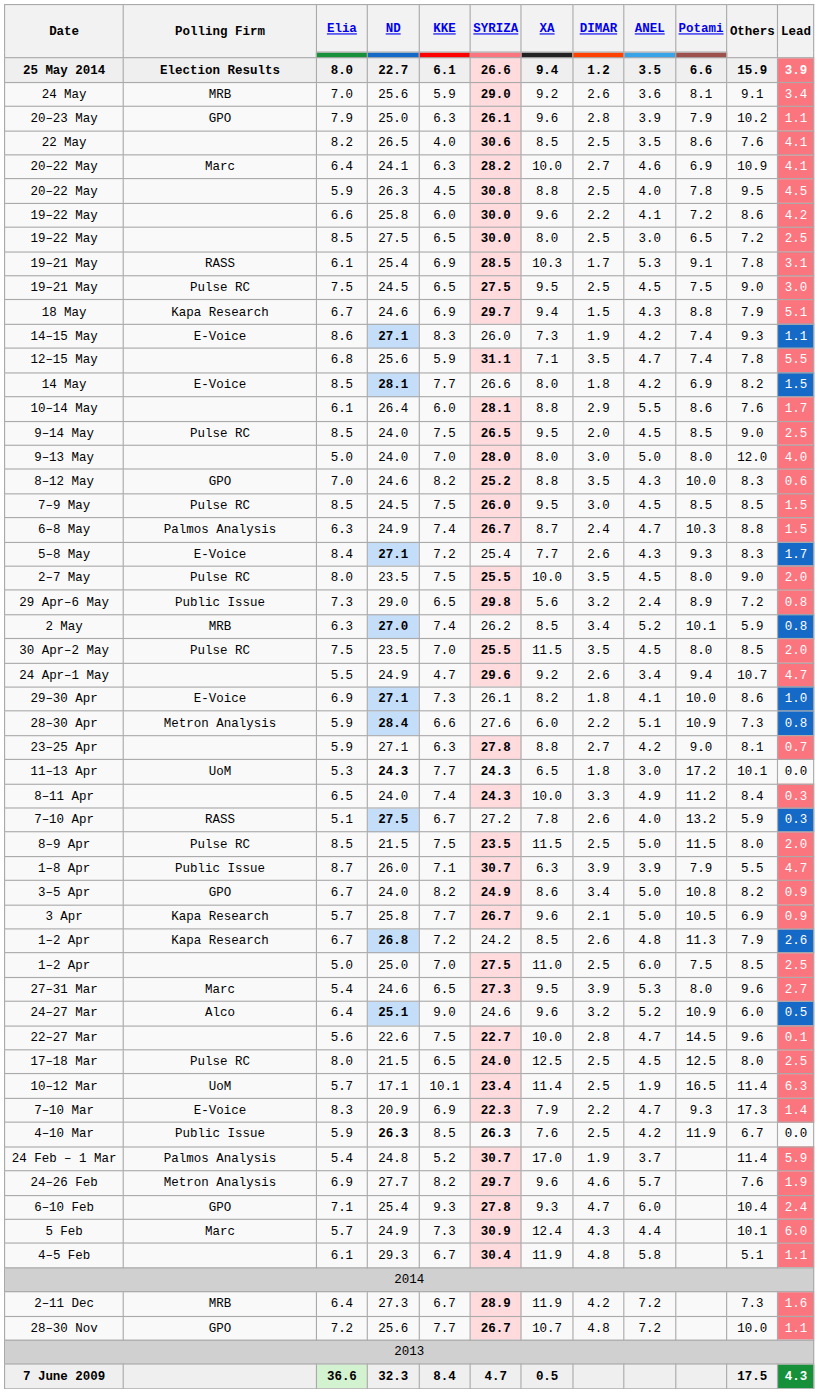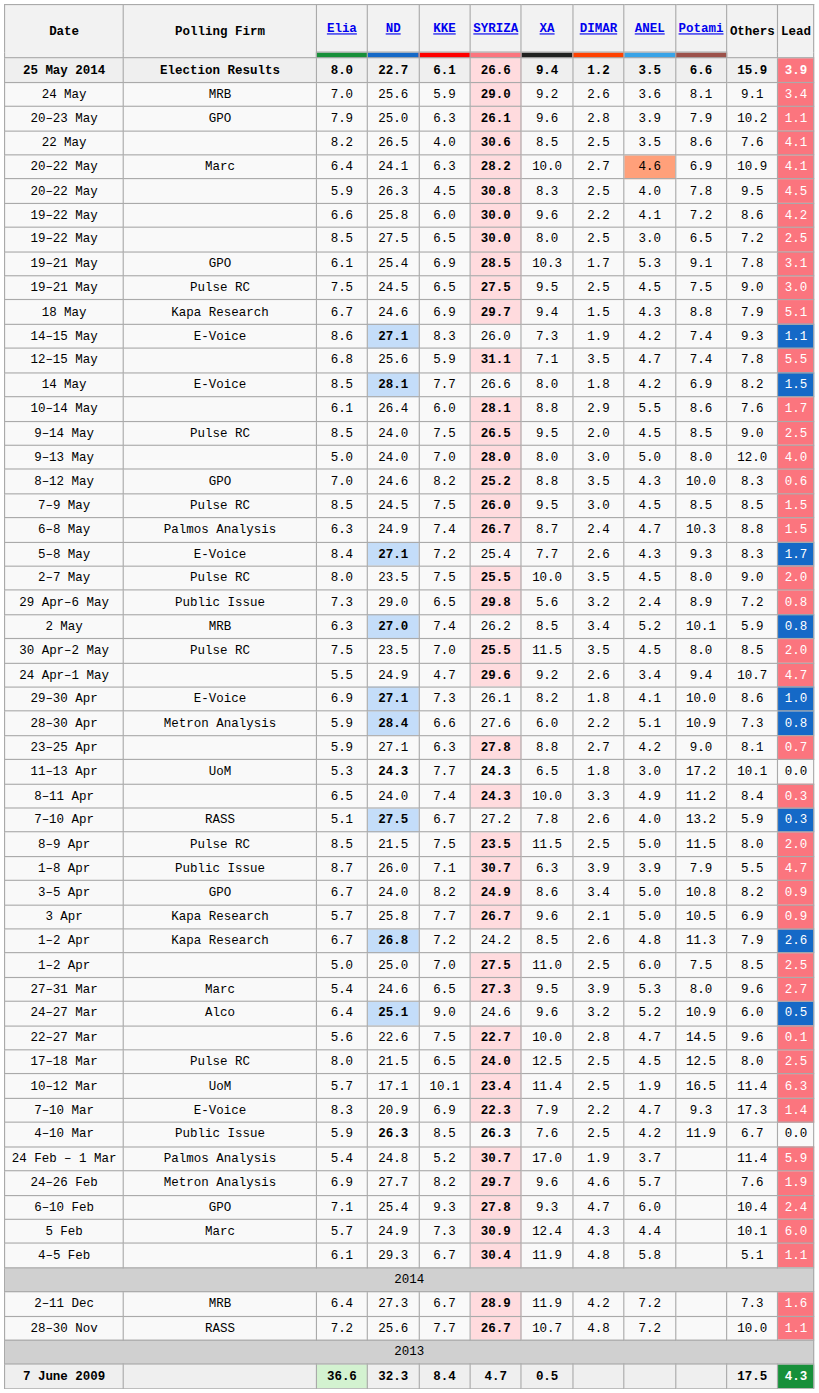(650, 167) no background -> (650, 167) lightsalmon background
(547, 191) 8.8 -> (547, 191) 8.3
(220, 264) RASS -> (220, 264) GPO
(220, 1328) GPO -> (220, 1328) RASS
